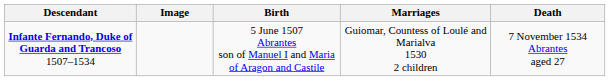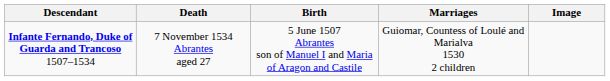columns swapped: (175, 13) <-> (548, 13)
